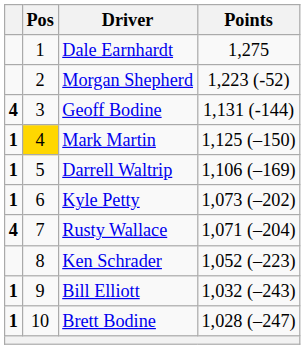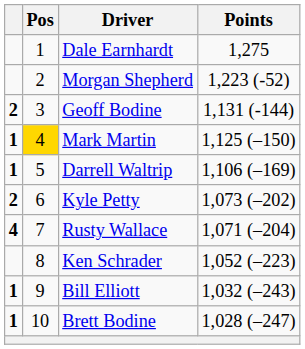(13, 109) 4 -> (13, 109) 2
(13, 200) 1 -> (13, 200) 2
